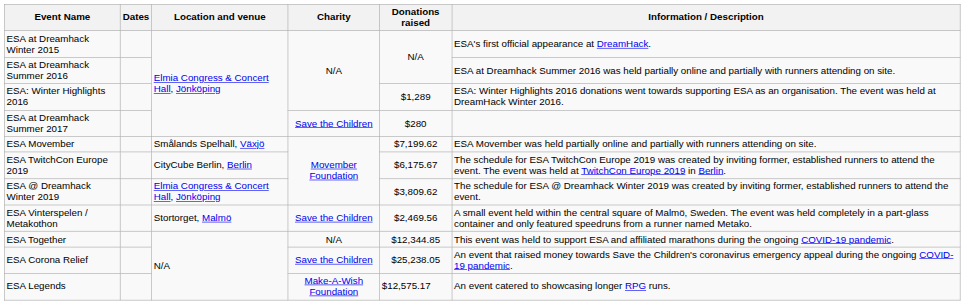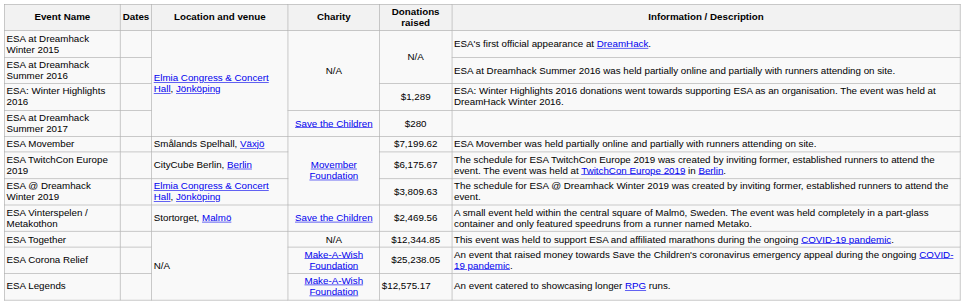(416, 191) $3,809.62 -> (416, 191) $3,809.63
(334, 260) Save the Children -> (334, 260) Make-A-Wish Foundation
